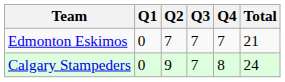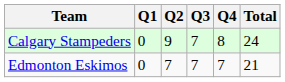rows swapped: (68, 40) <-> (69, 64)
